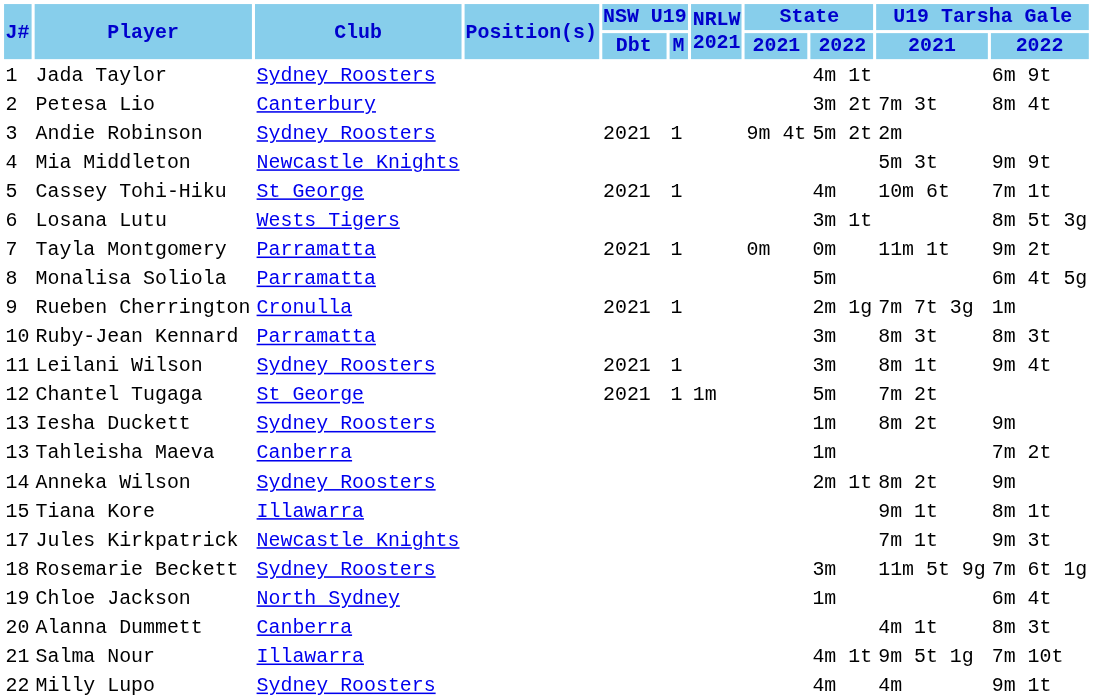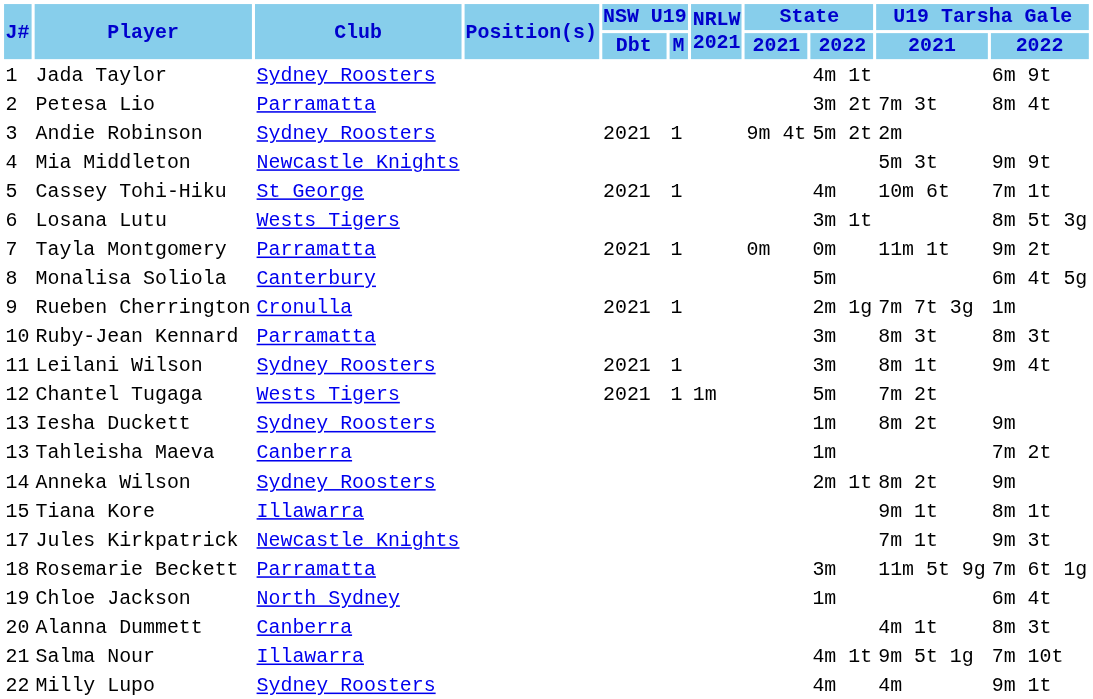(316, 104) Canterbury -> (316, 104) Parramatta
(316, 279) Parramatta -> (316, 279) Canterbury
(310, 395) St George -> (328, 395) Wests Tigers
(346, 569) Sydney Roosters -> (316, 569) Parramatta
